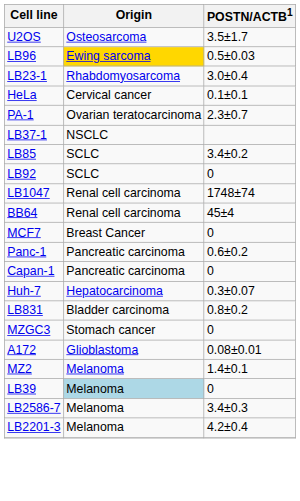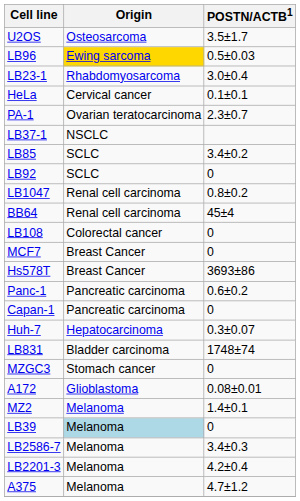(231, 193) 1748±74 -> (227, 193) 0.8±0.2
+ row: (25, 232)
+ row: (29, 271)
(227, 310) 0.8±0.2 -> (231, 349) 1748±74
+ row: (22, 486)
